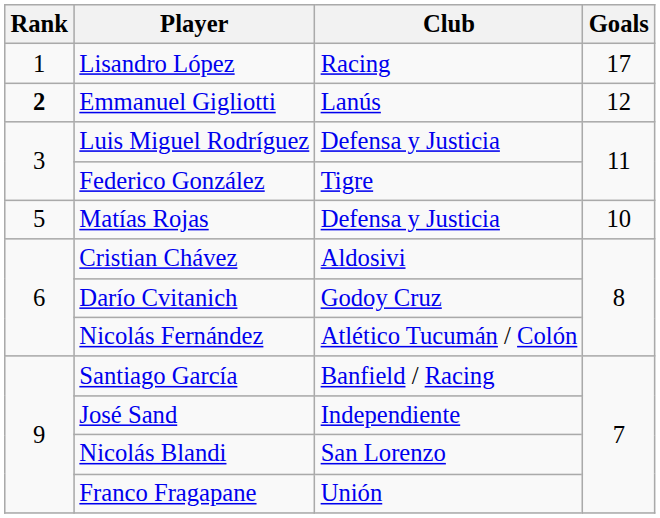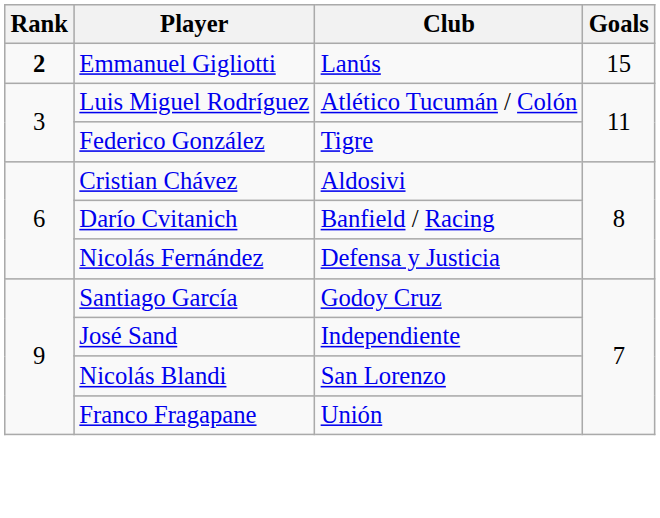- row: (157, 63)
(619, 102) 12 -> (619, 63) 15
(410, 141) Defensa y Justicia -> (449, 102) Atlético Tucumán / Colón
- row: (144, 219)
(381, 297) Godoy Cruz -> (408, 219) Banfield / Racing
(449, 336) Atlético Tucumán / Colón -> (410, 258) Defensa y Justicia
(408, 375) Banfield / Racing -> (381, 297) Godoy Cruz
